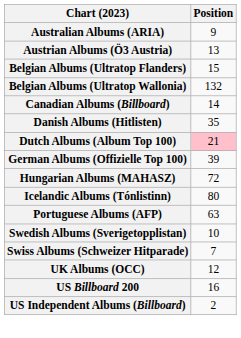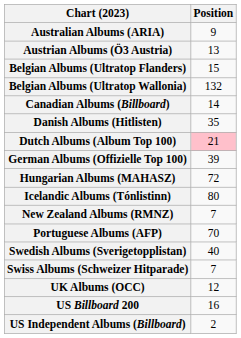+ row: (98, 214)
(213, 214) 63 -> (213, 232) 70
(213, 232) 10 -> (213, 251) 40
